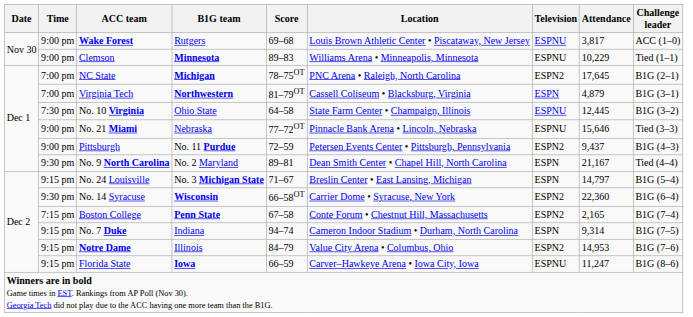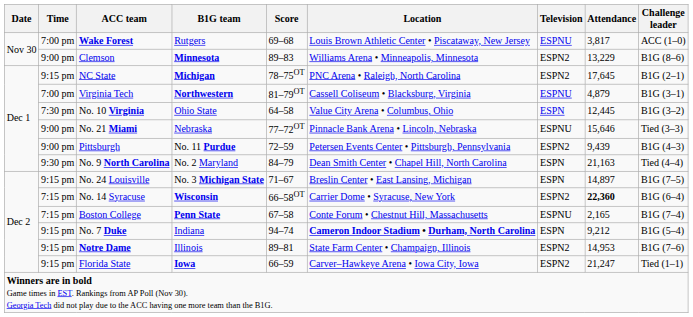(58, 41) 9:00 pm -> (58, 41) 7:00 pm
(550, 57) ESPNU -> (555, 57) ESPN2
(596, 57) 10,229 -> (601, 57) 13,229
(657, 57) Tied (1–1) -> (662, 57) B1G (8–6)
(58, 75) 7:00 pm -> (58, 75) 9:15 pm
(547, 94) ESPN -> (556, 94) ESPNU
(390, 111) State Farm Center • Champaign, Illinois -> (381, 111) Value City Arena • Columbus, Ohio
(550, 111) ESPNU -> (552, 111) ESPN
(593, 146) 9,437 -> (598, 146) 9,439
(281, 163) 89–81 -> (281, 163) 84–79
(596, 163) 21,167 -> (601, 163) 21,163
(596, 179) 14,797 -> (601, 179) 14,897
(657, 179) B1G (5–4) -> (662, 179) B1G (7–5)
(58, 197) 9:30 pm -> (58, 197) 7:15 pm
(596, 197) normal -> (601, 197) bold
(549, 214) ESPN2 -> (556, 214) ESPNU
(414, 231) normal -> (422, 231) bold
(593, 231) 9,314 -> (598, 231) 9,212
(657, 231) B1G (7–5) -> (662, 231) B1G (5–4)
(281, 247) 84–79 -> (281, 247) 89–81
(381, 247) Value City Arena • Columbus, Ohio -> (390, 247) State Farm Center • Champaign, Illinois
(550, 264) ESPNU -> (555, 264) ESPN2
(595, 264) 11,247 -> (601, 264) 21,247
(657, 264) B1G (8–6) -> (662, 264) Tied (1–1)
